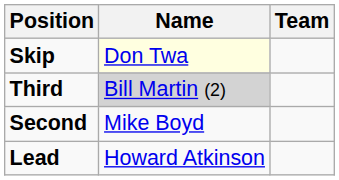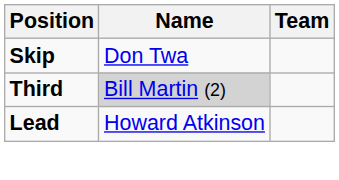(146, 55) lightyellow background -> (146, 55) no background
- row: (48, 123)
